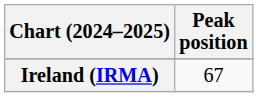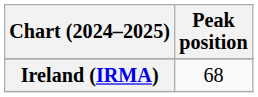(213, 75) 67 -> (213, 75) 68
